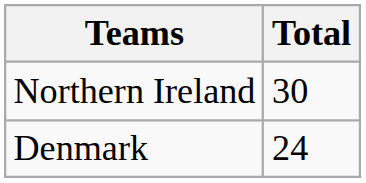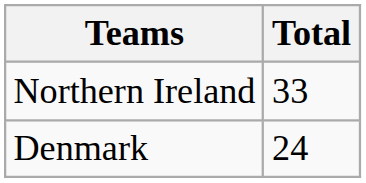(290, 90) 30 -> (290, 90) 33
